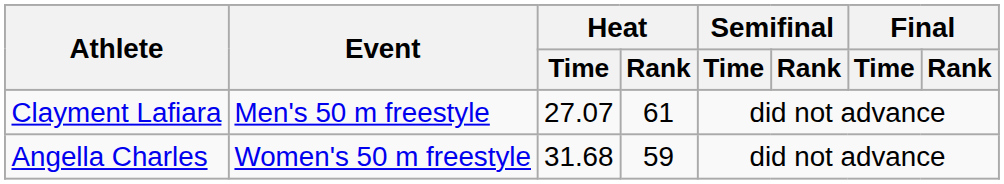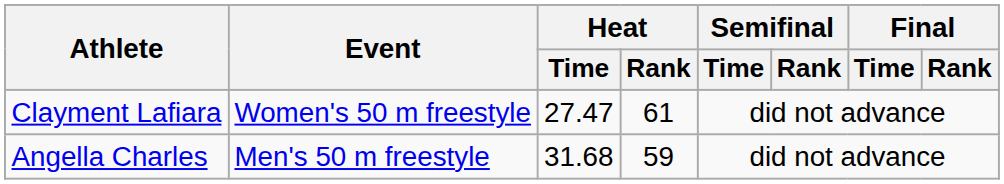(362, 113) Men's 50 m freestyle -> (383, 113) Women's 50 m freestyle
(579, 113) 27.07 -> (579, 113) 27.47
(383, 157) Women's 50 m freestyle -> (362, 157) Men's 50 m freestyle
